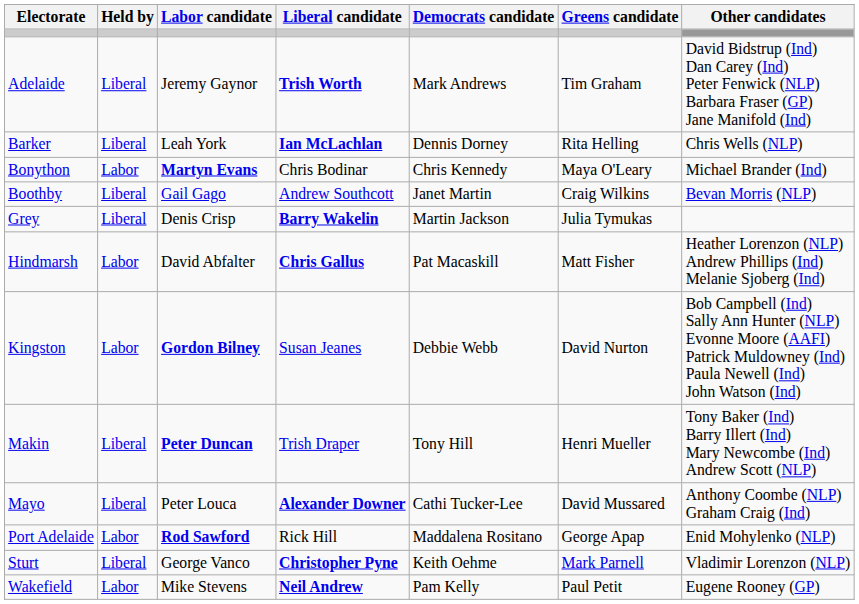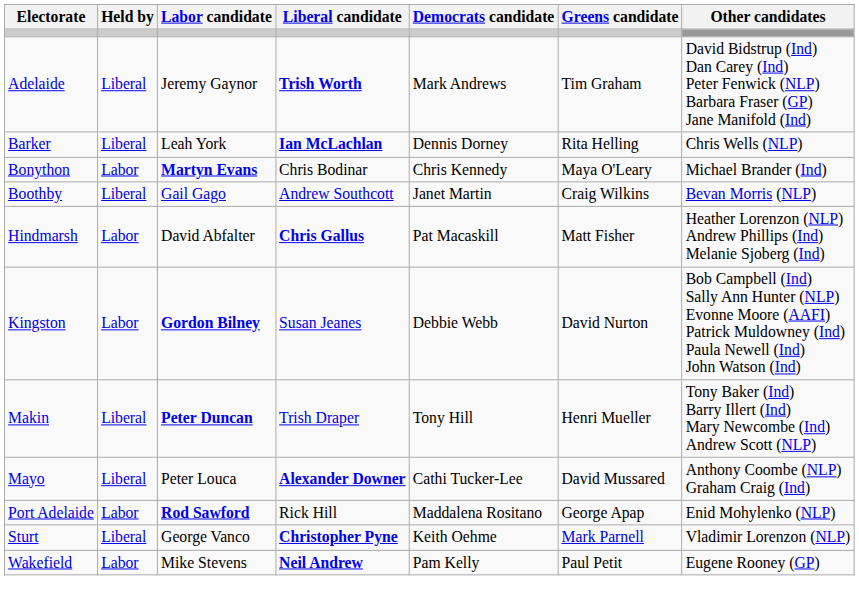- row: (24, 219)
